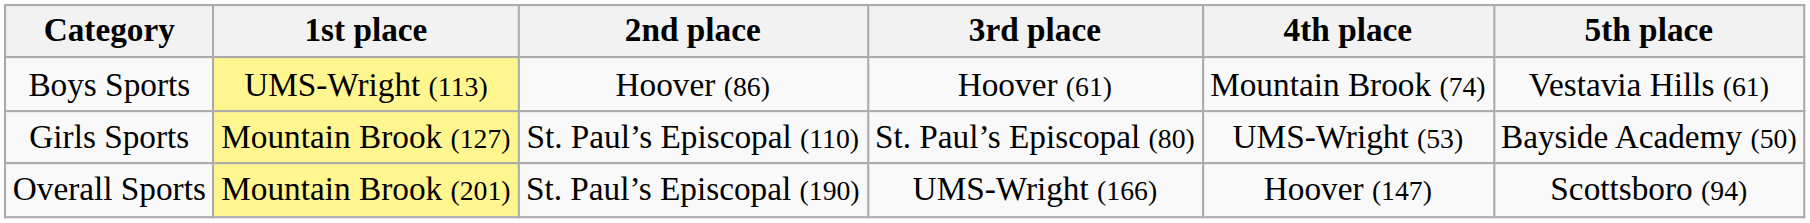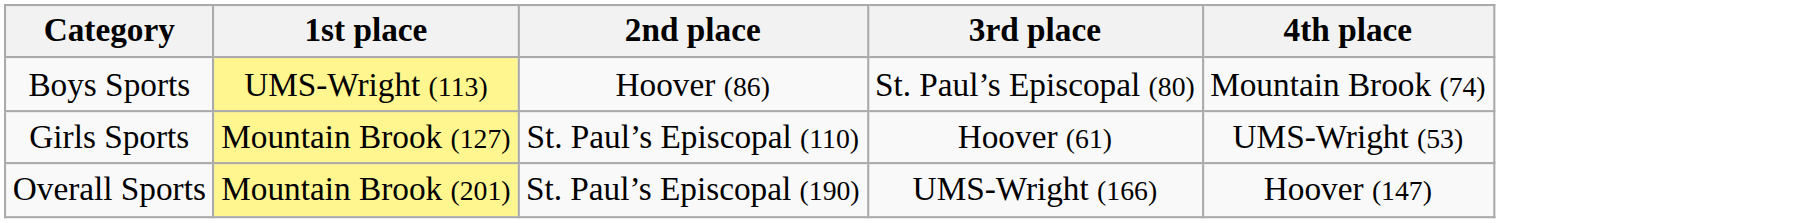- column: (1649, 30)
(1035, 83) Hoover (61) -> (1035, 83) St. Paul’s Episcopal (80)
(1035, 136) St. Paul’s Episcopal (80) -> (1035, 136) Hoover (61)
